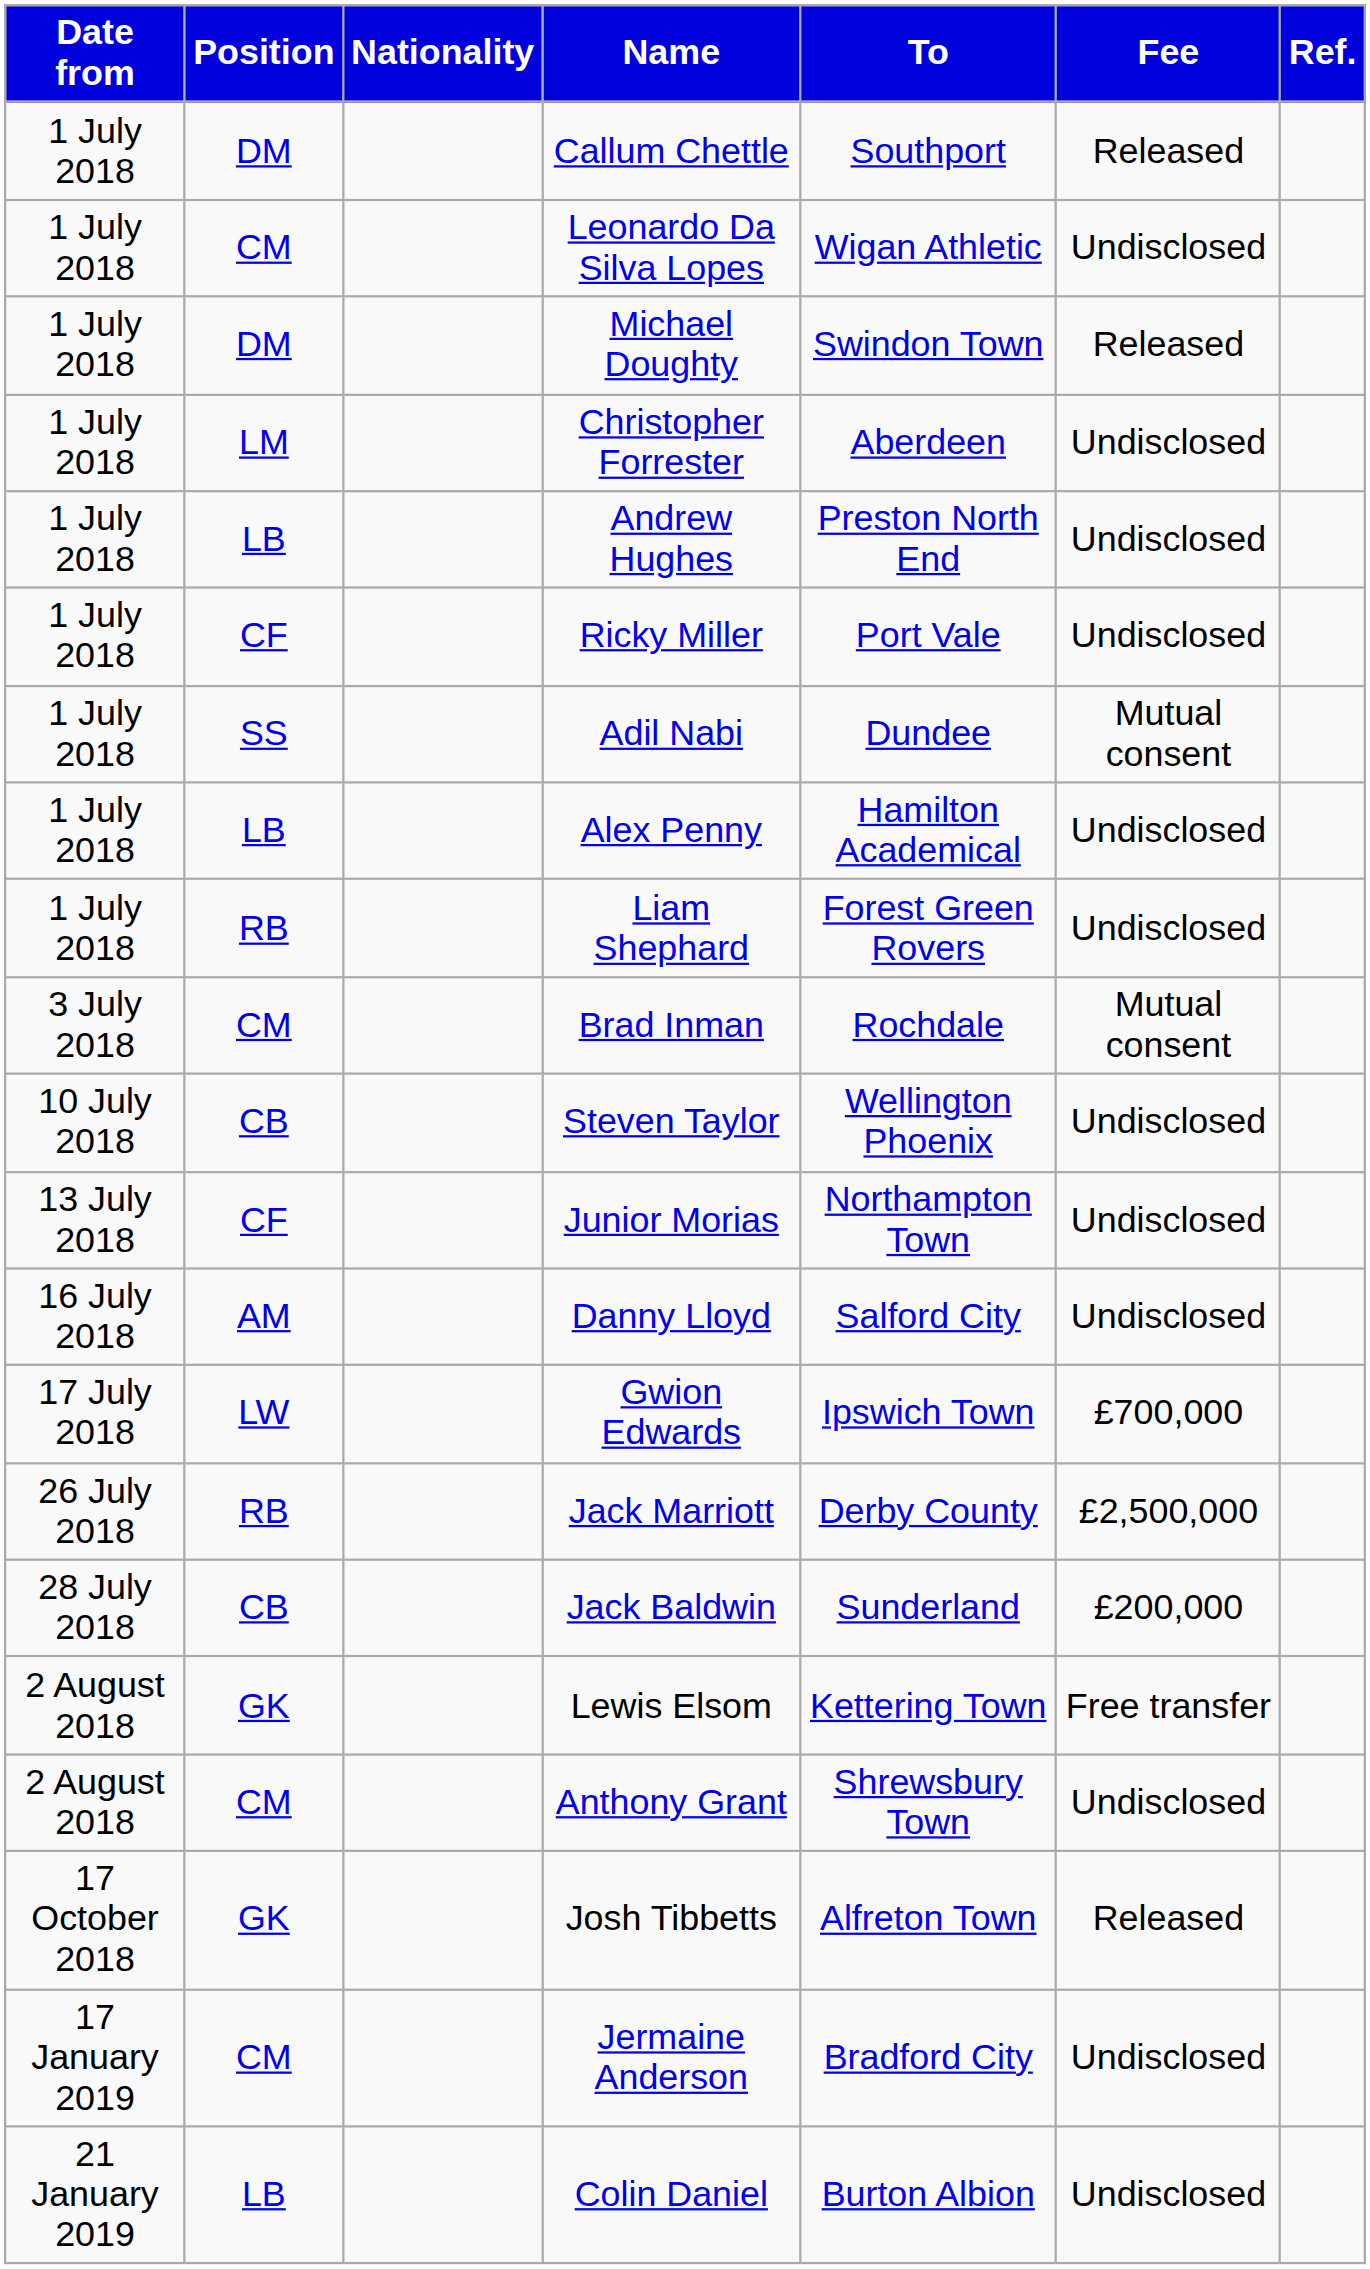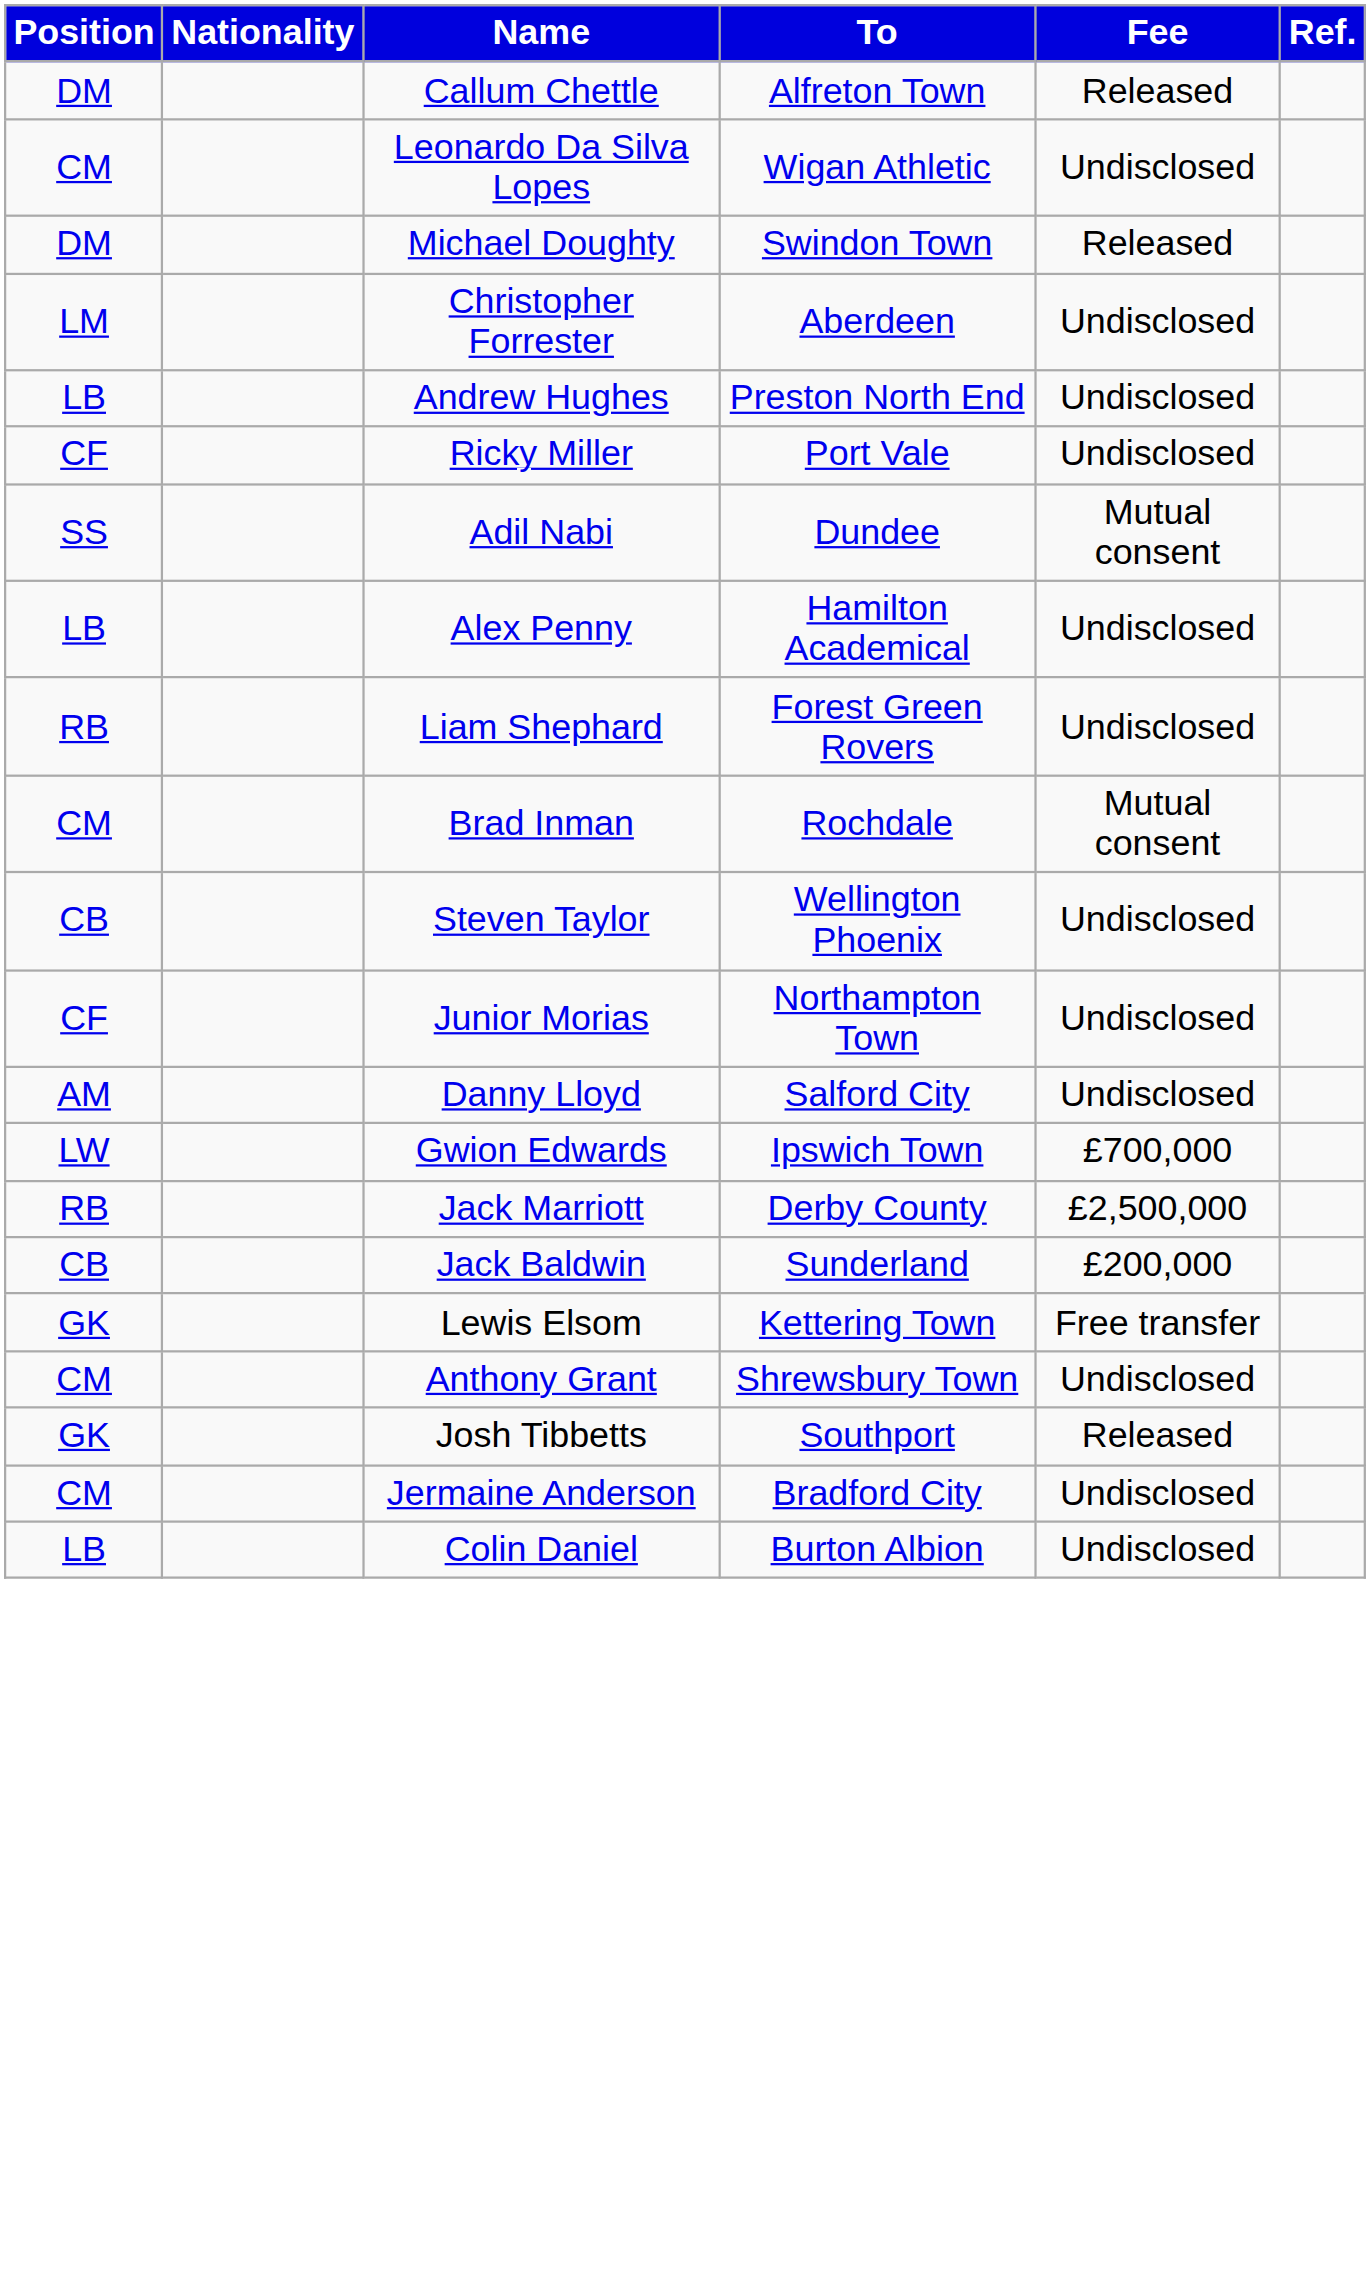- column: (95, 53)
(928, 150) Southport -> (877, 89) Alfreton Town
(928, 1919) Alfreton Town -> (877, 1435) Southport
